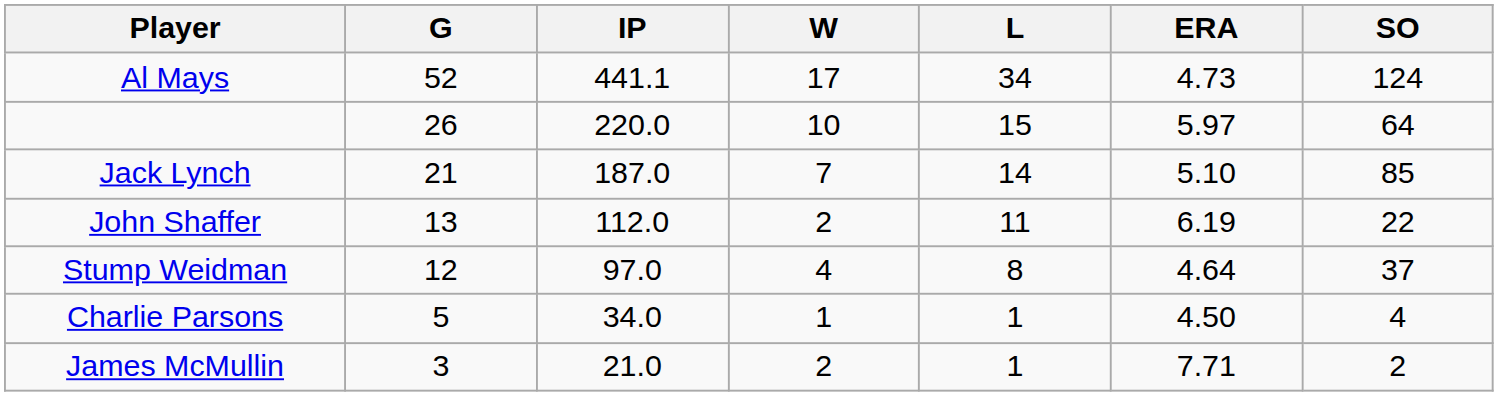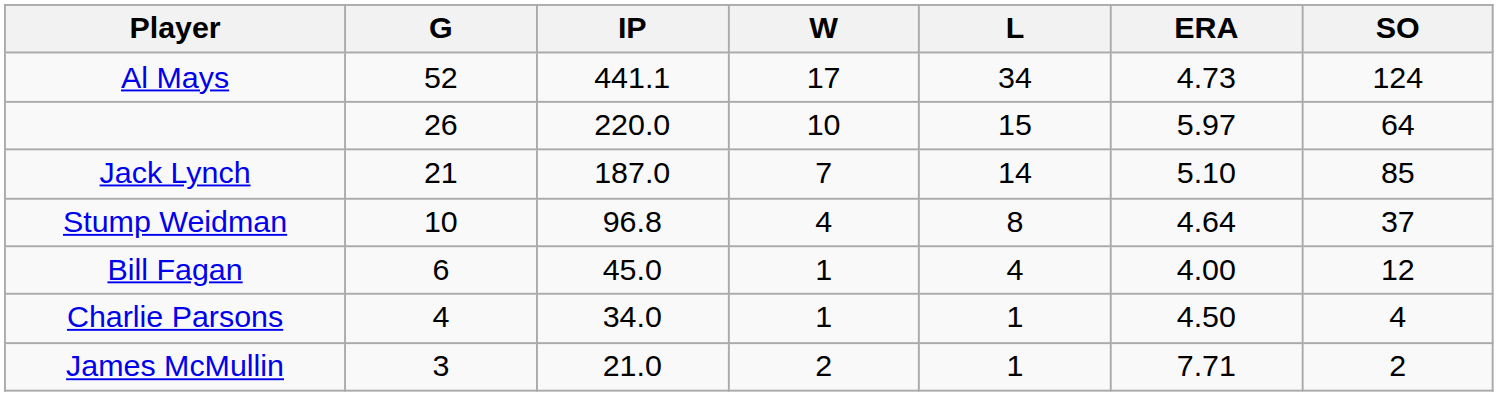- row: (175, 221)
(441, 269) 12 -> (441, 221) 10
(632, 269) 97.0 -> (632, 221) 96.8
+ row: (175, 269)
(441, 317) 5 -> (441, 317) 4
